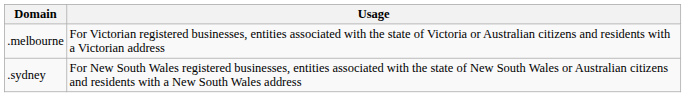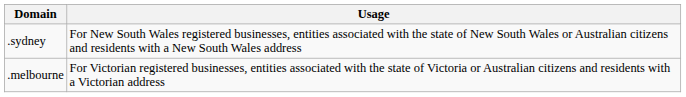rows swapped: (36, 41) <-> (27, 75)
